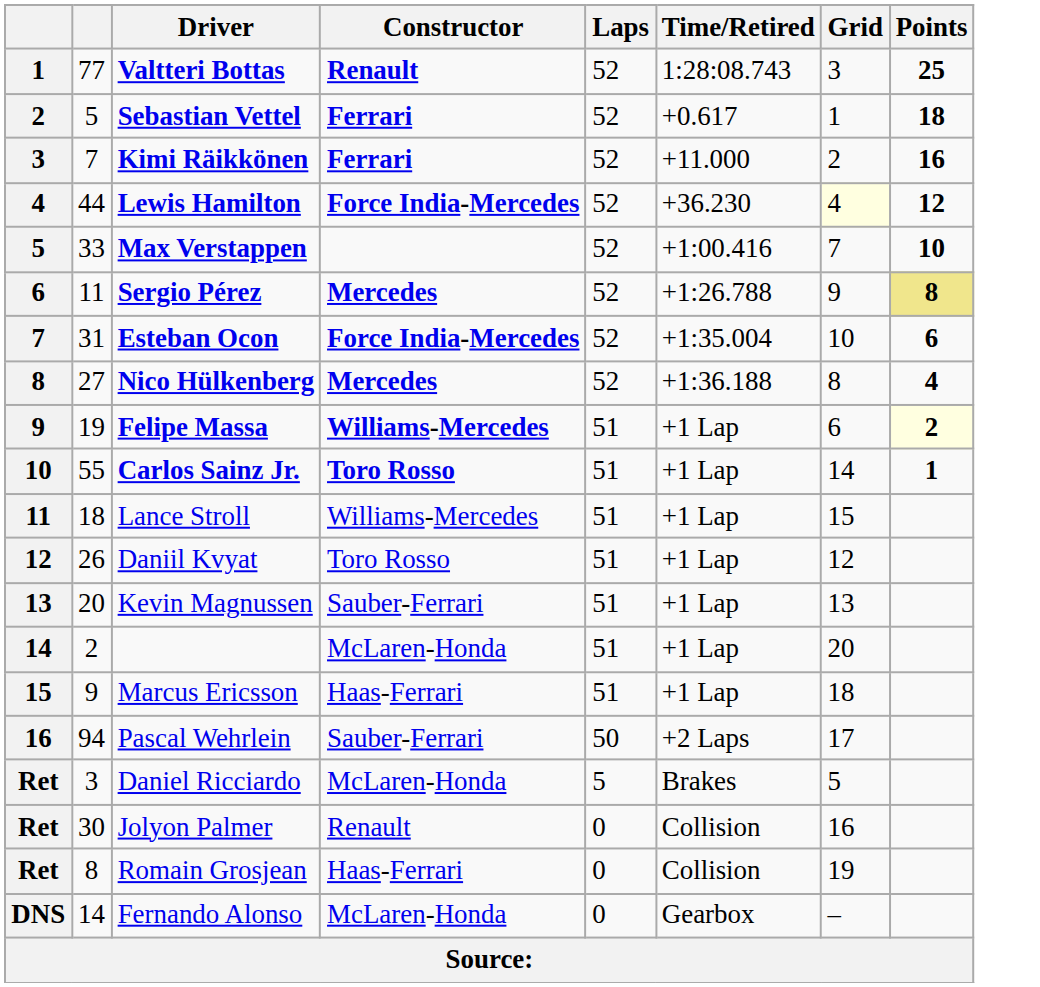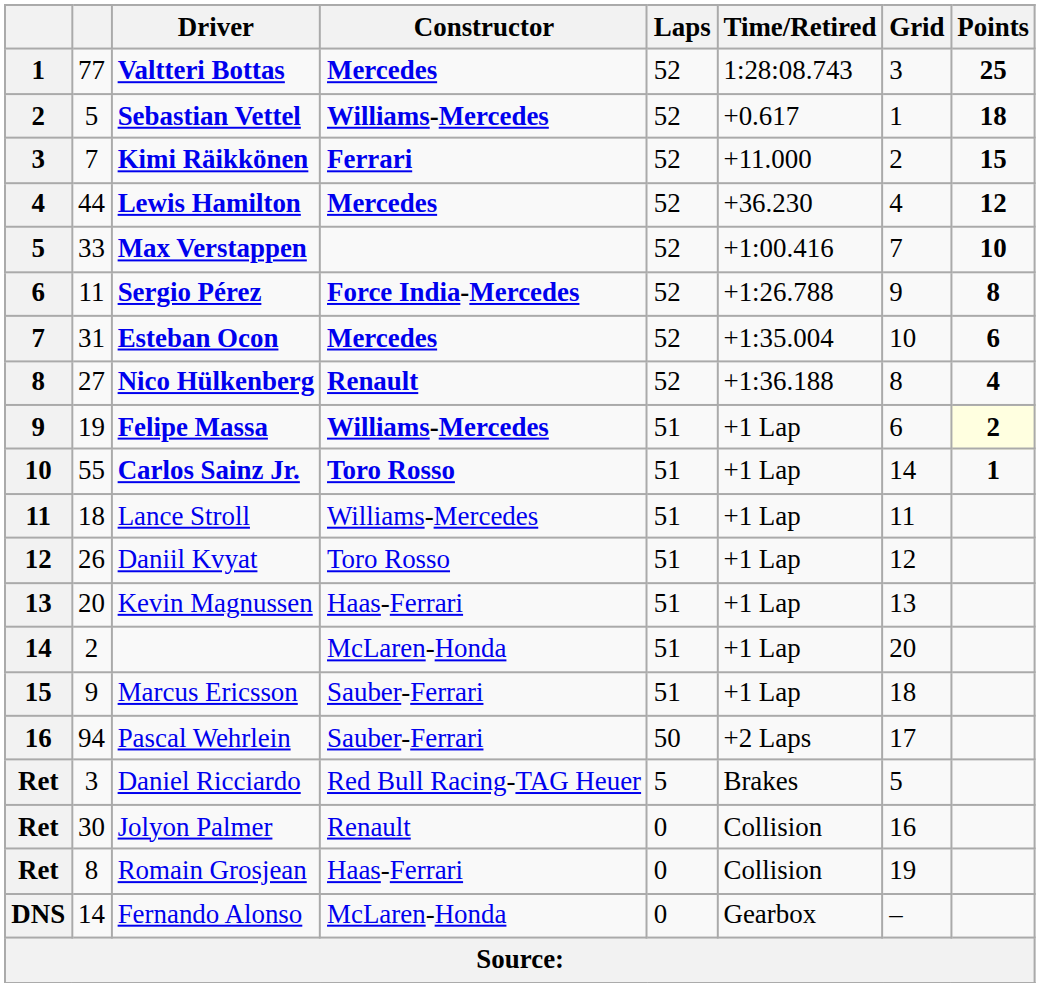(373, 70) Renault -> (382, 70) Mercedes
(370, 115) Ferrari -> (438, 115) Williams-Mercedes
(932, 159) 16 -> (993, 159) 15
(453, 204) Force India-Mercedes -> (382, 204) Mercedes
(834, 204) lightyellow background -> (896, 204) no background
(382, 292) Mercedes -> (453, 292) Force India-Mercedes
(932, 292) khaki background -> (993, 292) no background
(453, 337) Force India-Mercedes -> (382, 337) Mercedes
(382, 381) Mercedes -> (373, 381) Renault
(841, 514) 15 -> (902, 514) 11
(405, 603) Sauber-Ferrari -> (395, 603) Haas-Ferrari
(395, 692) Haas-Ferrari -> (405, 692) Sauber-Ferrari
(417, 781) McLaren-Honda -> (484, 781) Red Bull Racing-TAG Heuer
